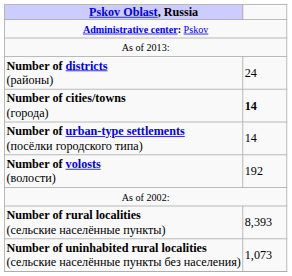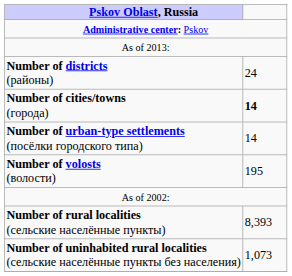(254, 171) 192 -> (254, 171) 195
